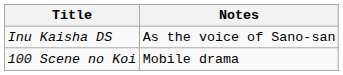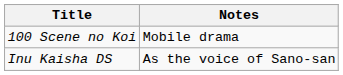rows swapped: (72, 59) <-> (60, 37)
